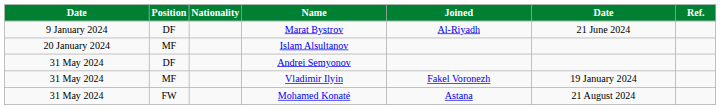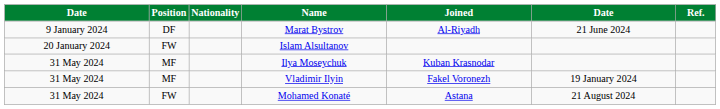(169, 46) MF -> (169, 46) FW
- row: (314, 63)
+ row: (314, 63)
